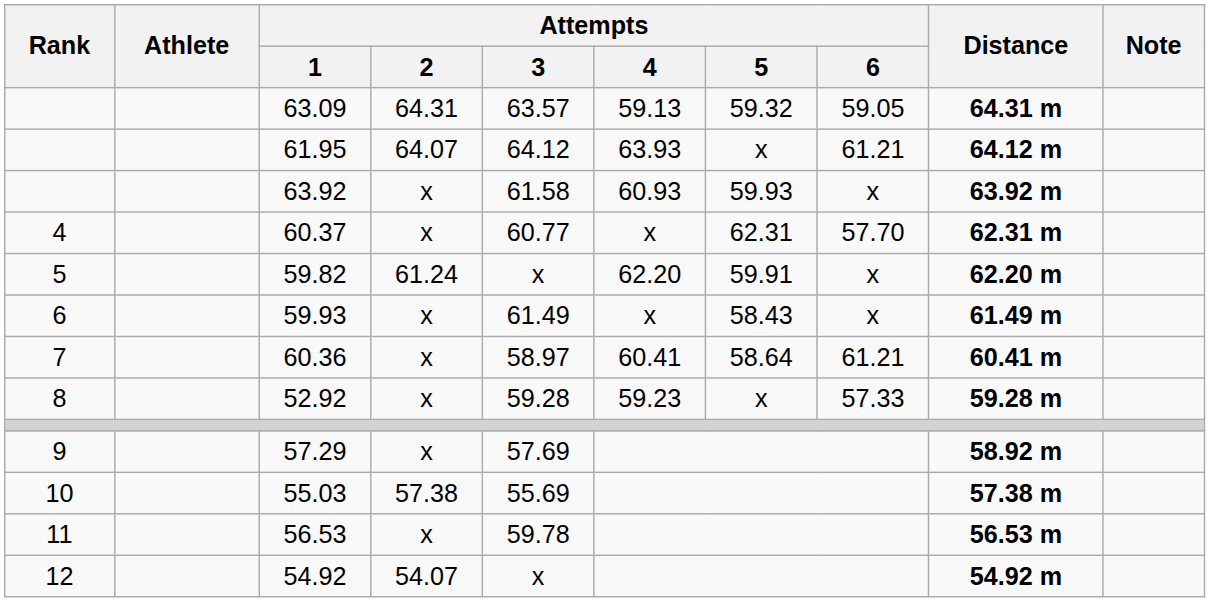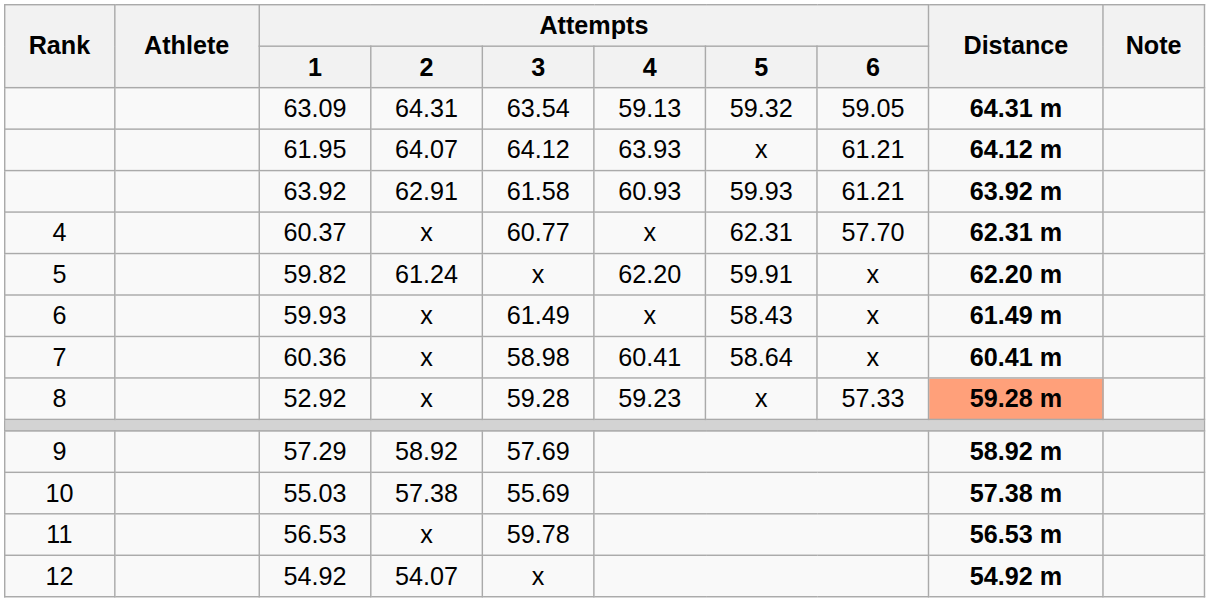(538, 107) 63.57 -> (538, 107) 63.54
(427, 190) x -> (427, 190) 62.91
(873, 190) x -> (873, 190) 61.21
(538, 356) 58.97 -> (538, 356) 58.98
(873, 356) 61.21 -> (873, 356) x
(1016, 398) no background -> (1016, 398) lightsalmon background
(427, 451) x -> (427, 451) 58.92
